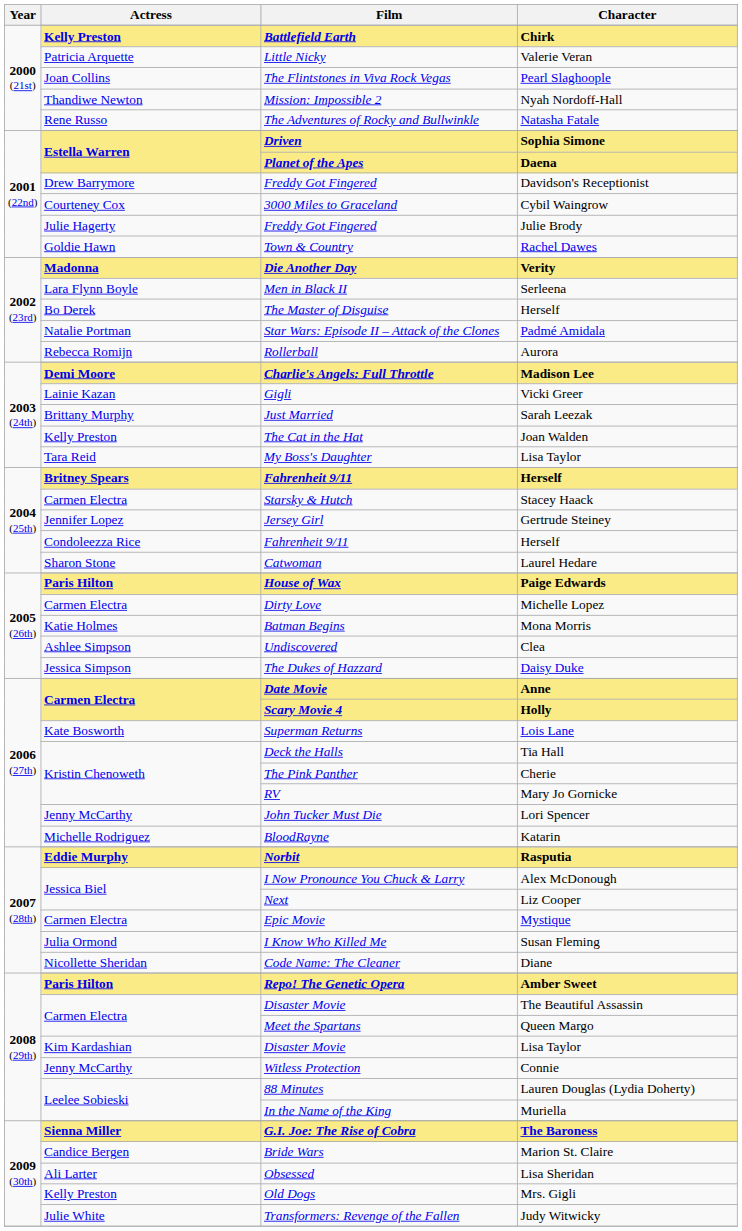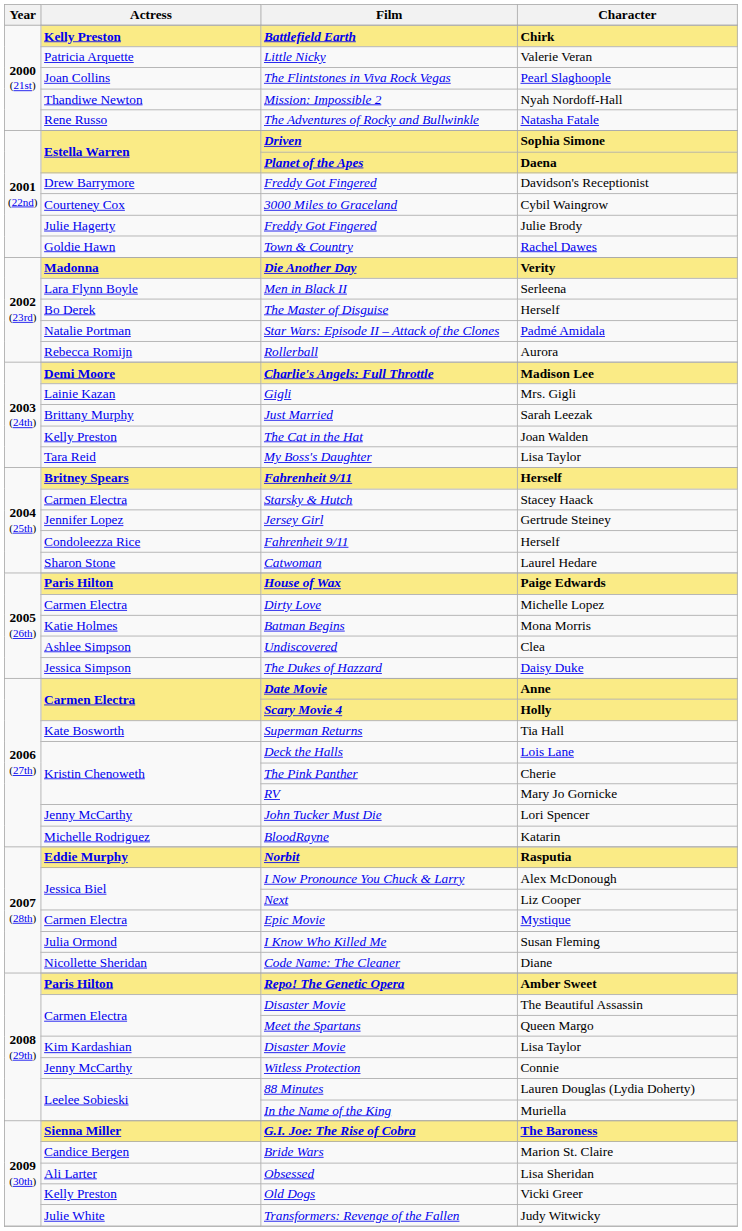(552, 394) Vicki Greer -> (548, 394) Mrs. Gigli
(547, 731) Lois Lane -> (542, 731) Tia Hall
(542, 752) Tia Hall -> (547, 752) Lois Lane
(548, 1194) Mrs. Gigli -> (552, 1194) Vicki Greer
